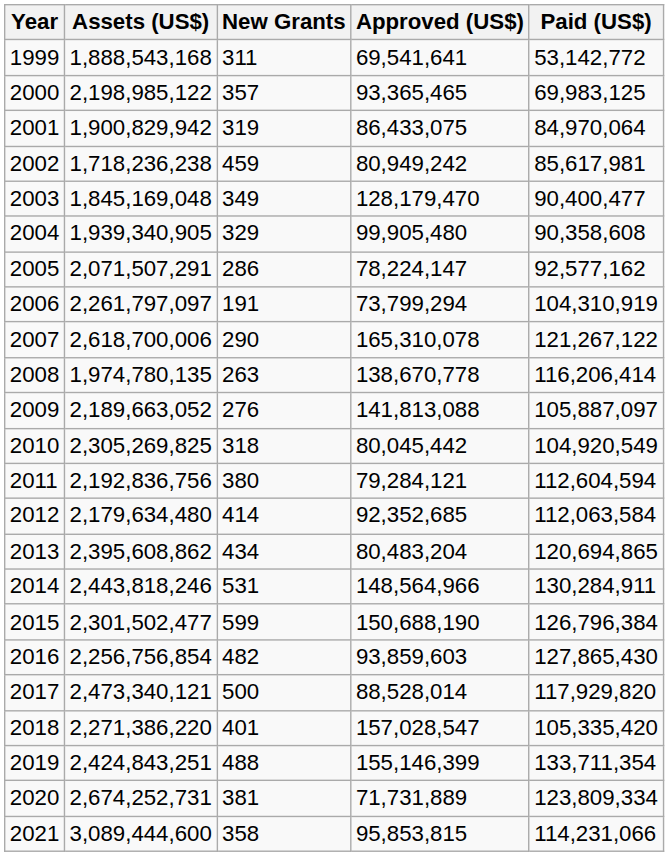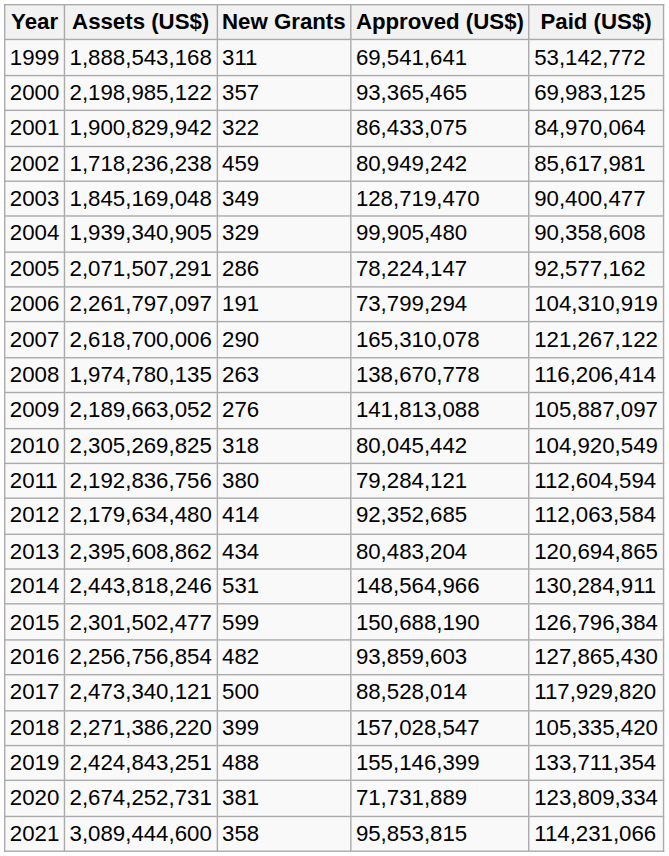(241, 127) 319 -> (241, 127) 322
(418, 198) 128,179,470 -> (418, 198) 128,719,470
(241, 727) 401 -> (241, 727) 399
